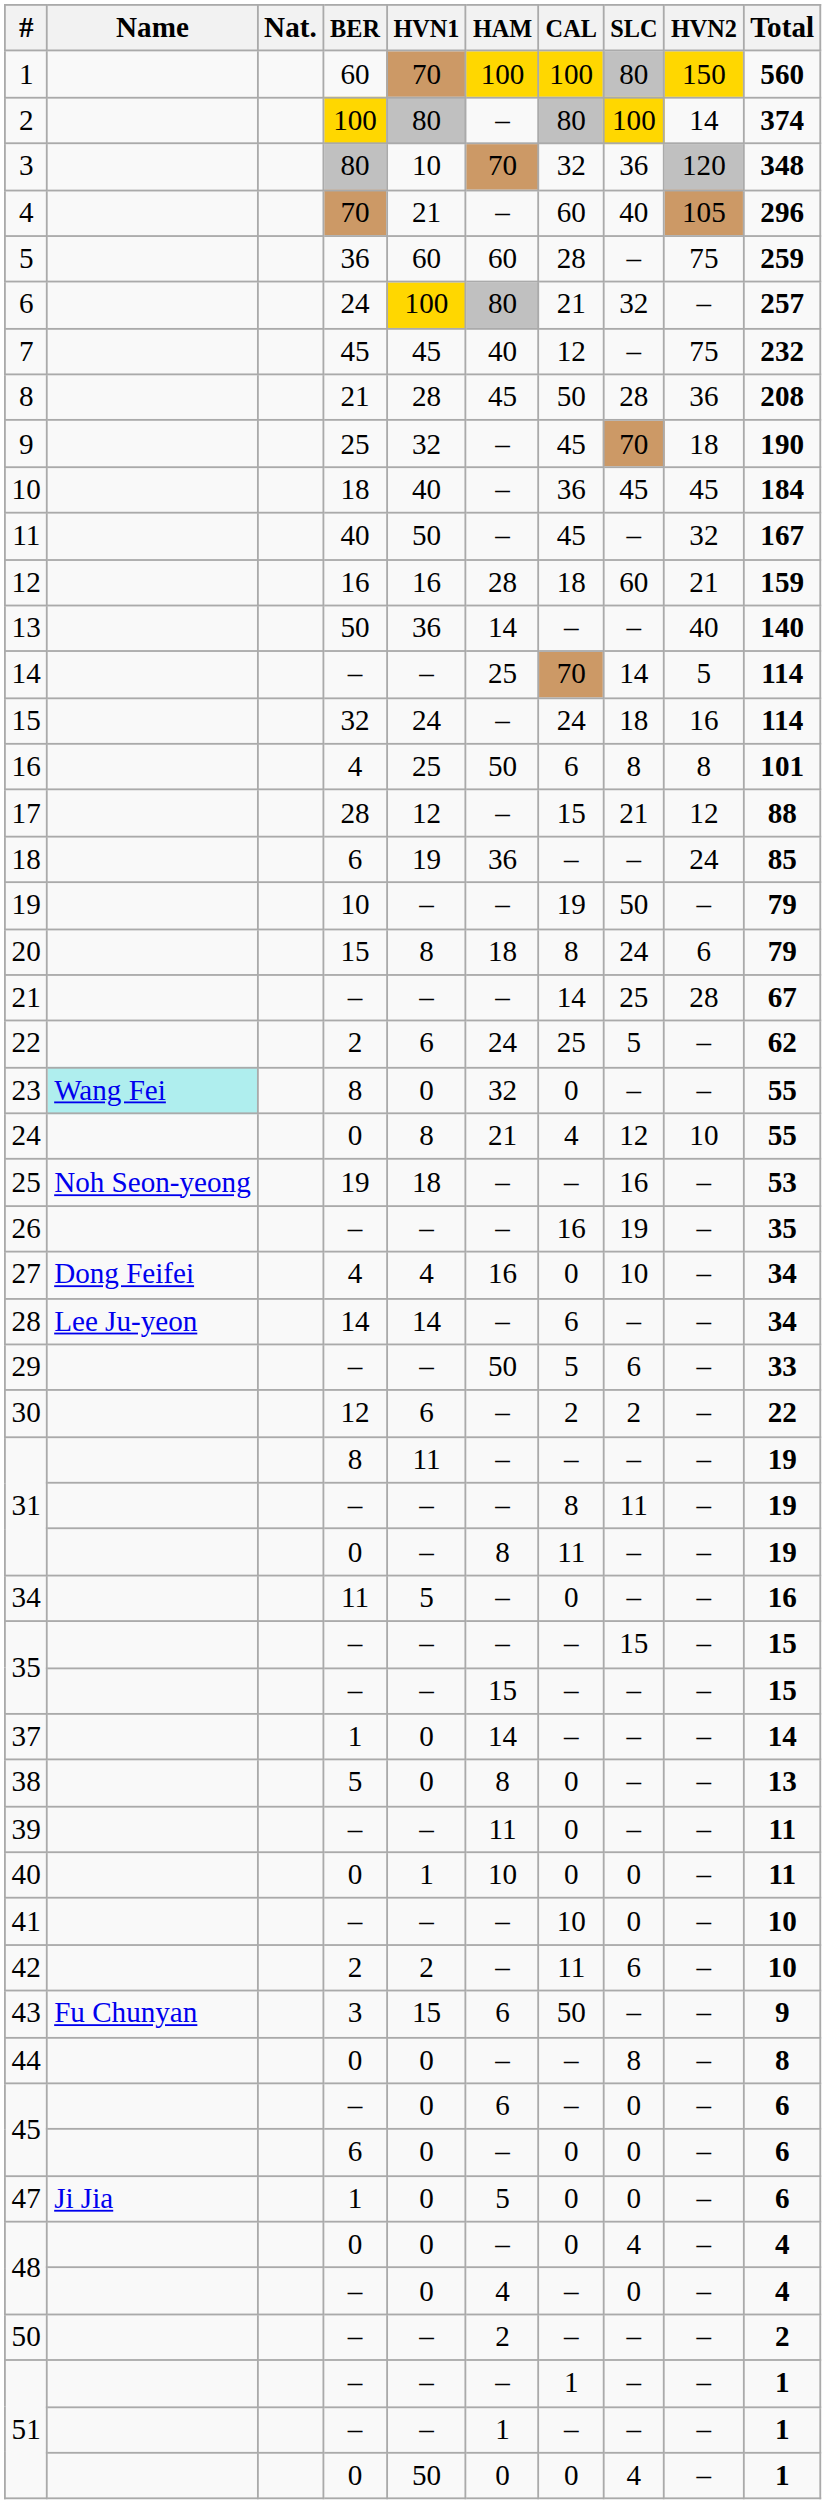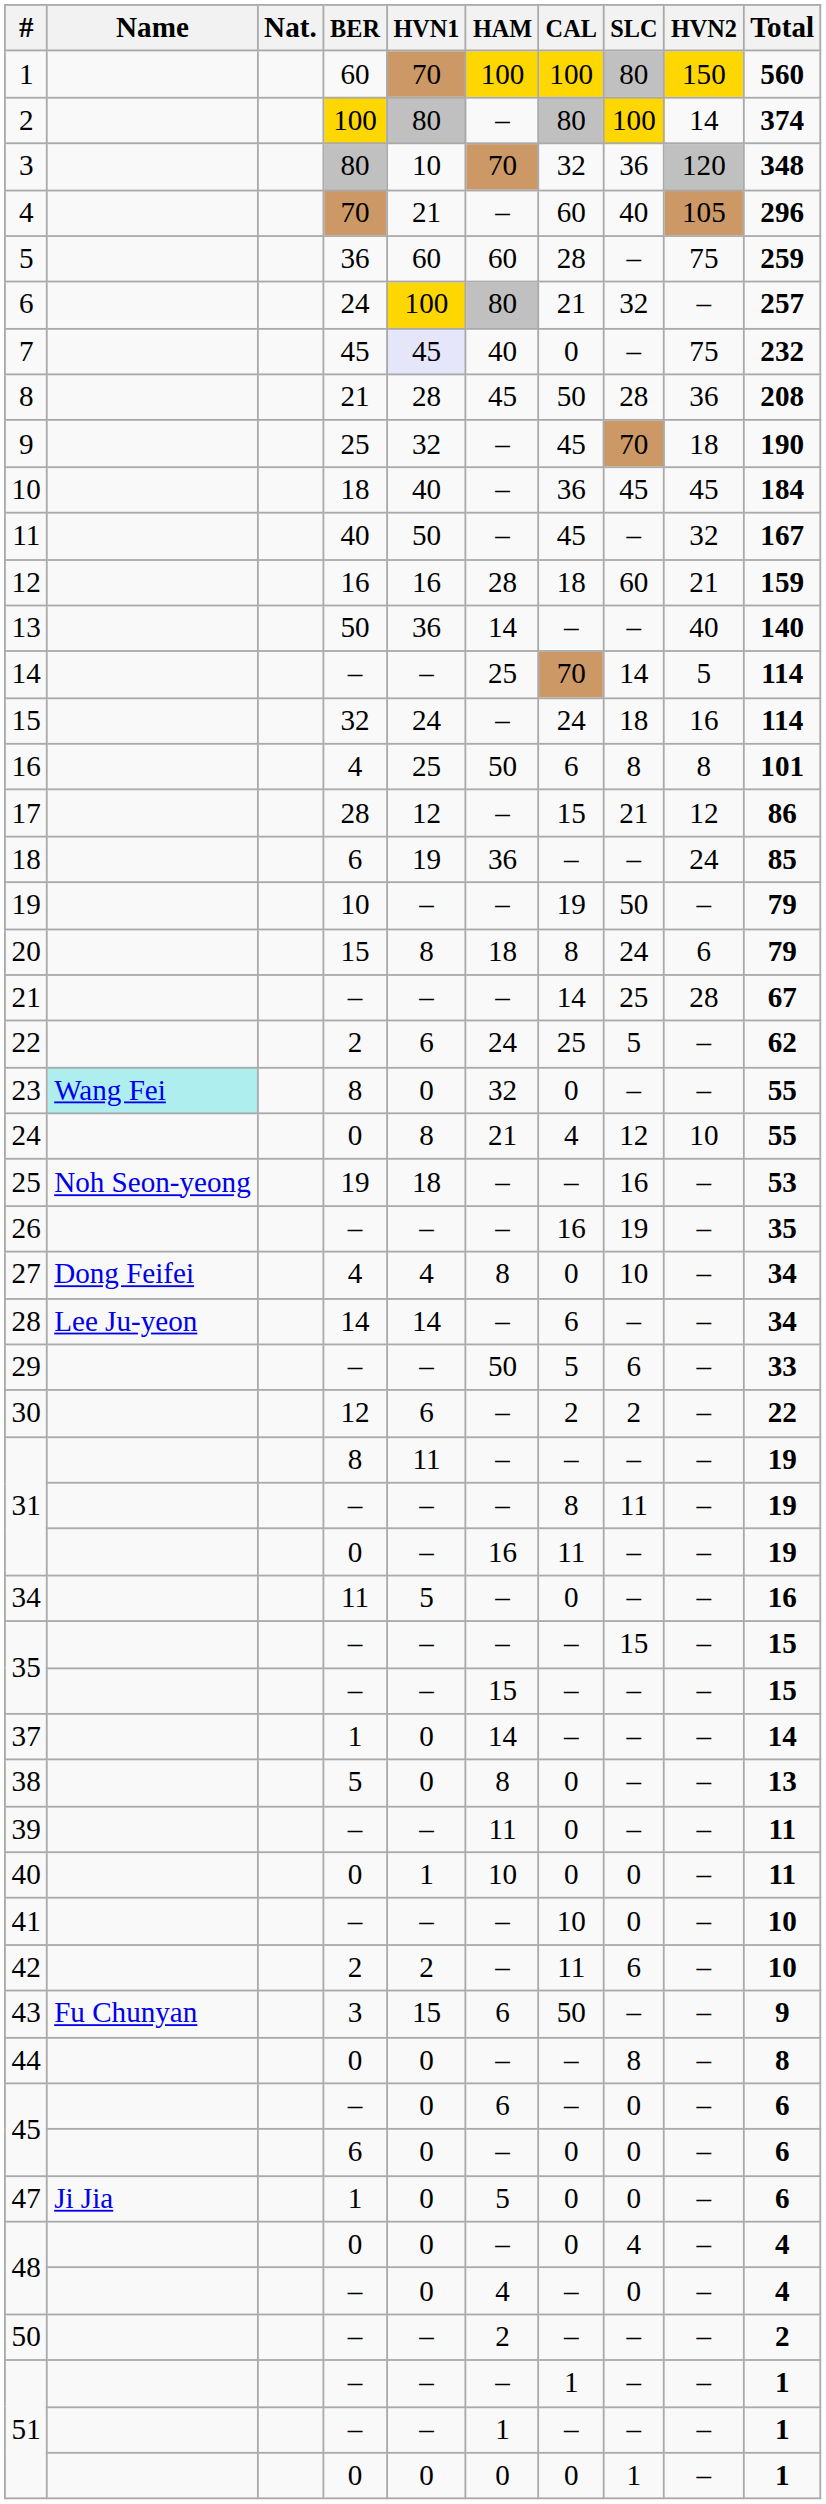(426, 350) no background -> (426, 350) lavender background
(571, 350) 12 -> (571, 350) 0
(782, 812) 88 -> (782, 812) 86
(503, 1274) 16 -> (503, 1274) 8
(503, 1551) 8 -> (503, 1551) 16
(426, 2475) 50 -> (426, 2475) 0
(634, 2475) 4 -> (634, 2475) 1
